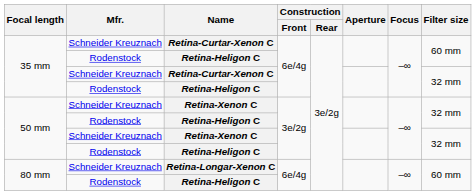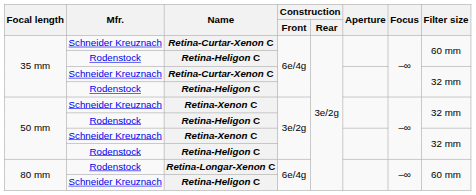(115, 167) Schneider Kreuznach -> (115, 167) Rodenstock
(115, 182) Rodenstock -> (115, 182) Schneider Kreuznach
